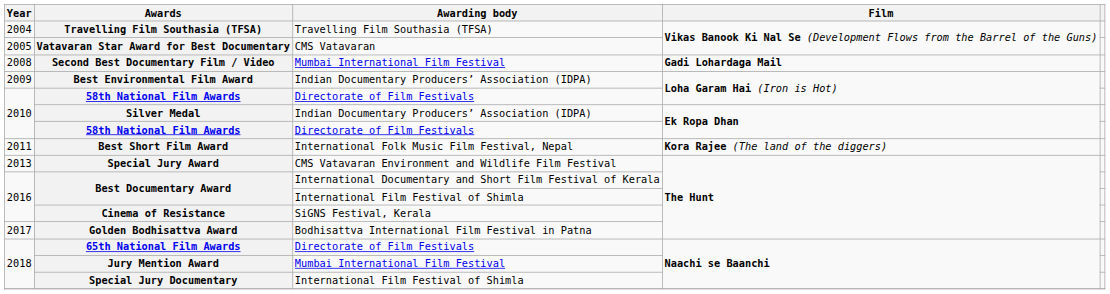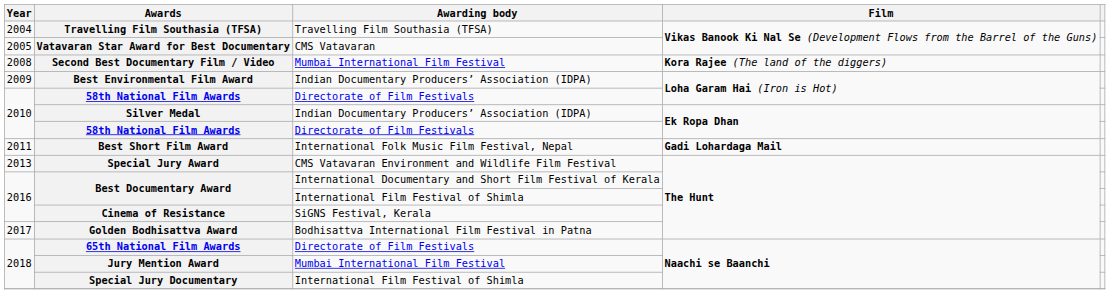(723, 63) Gadi Lohardaga Mail -> (776, 63) Kora Rajee (The land of the diggers)
(776, 147) Kora Rajee (The land of the diggers) -> (723, 147) Gadi Lohardaga Mail
